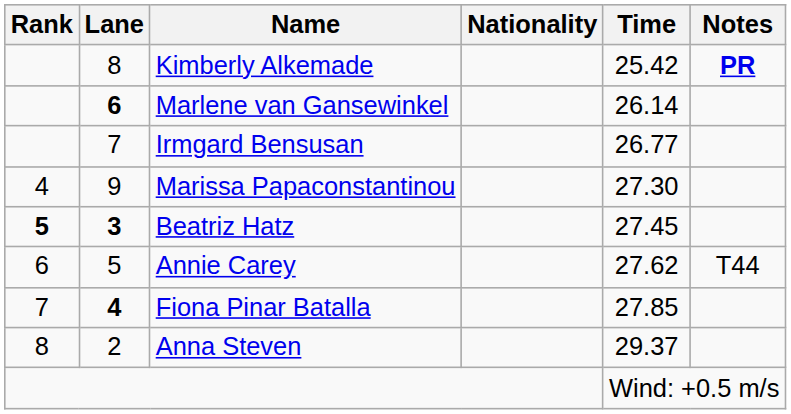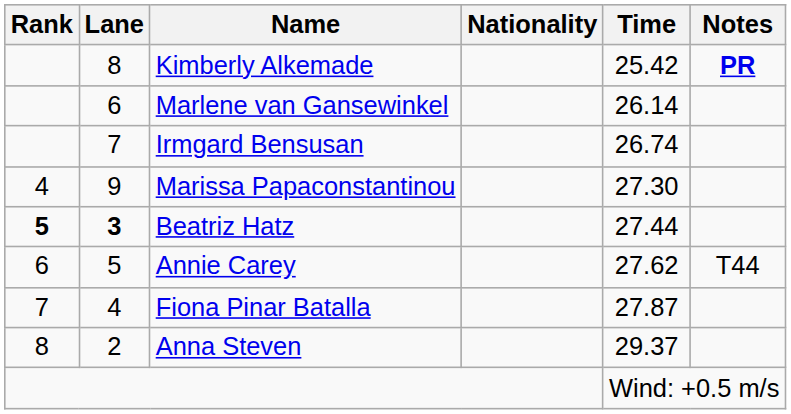(114, 105) bold -> (114, 105) normal
(647, 145) 26.77 -> (647, 145) 26.74
(647, 226) 27.45 -> (647, 226) 27.44
(114, 307) bold -> (114, 307) normal
(647, 307) 27.85 -> (647, 307) 27.87
